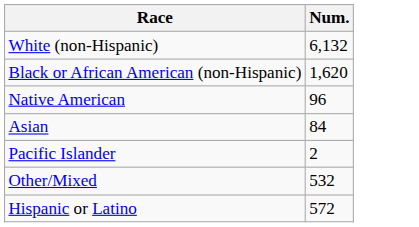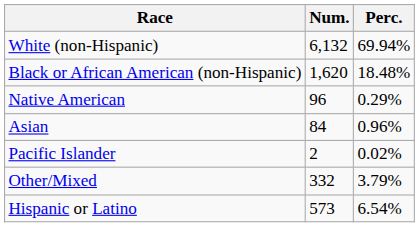+ column: (384, 18)
(322, 180) 532 -> (322, 180) 332
(322, 208) 572 -> (322, 208) 573
